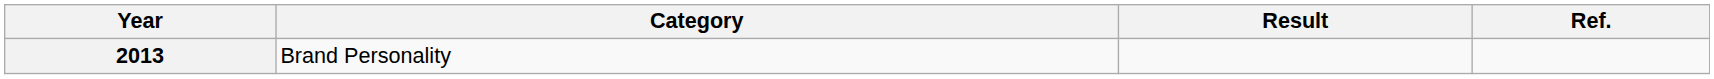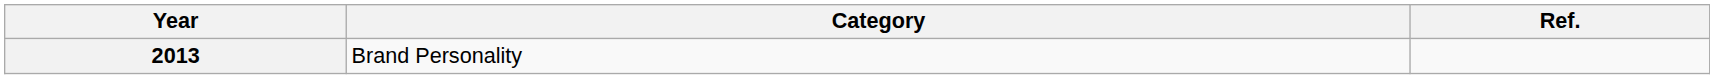- column: (1295, 21)
